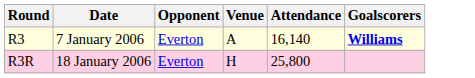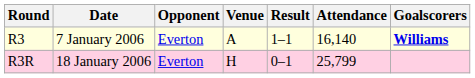+ column: (290, 15)
(290, 61) 25,800 -> (336, 61) 25,799
